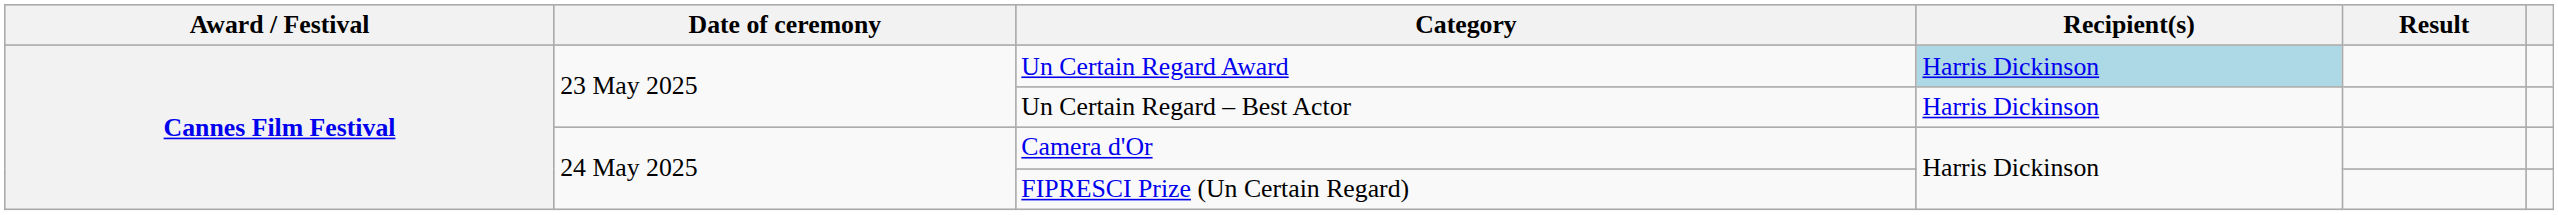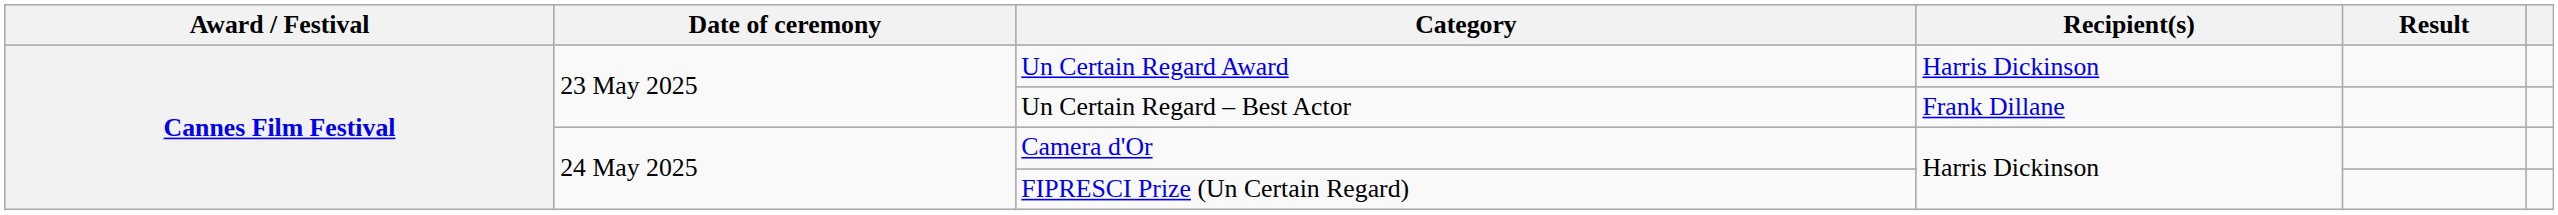(2011, 65) lightblue background -> (2011, 65) no background
(2011, 106) Harris Dickinson -> (1994, 106) Frank Dillane
